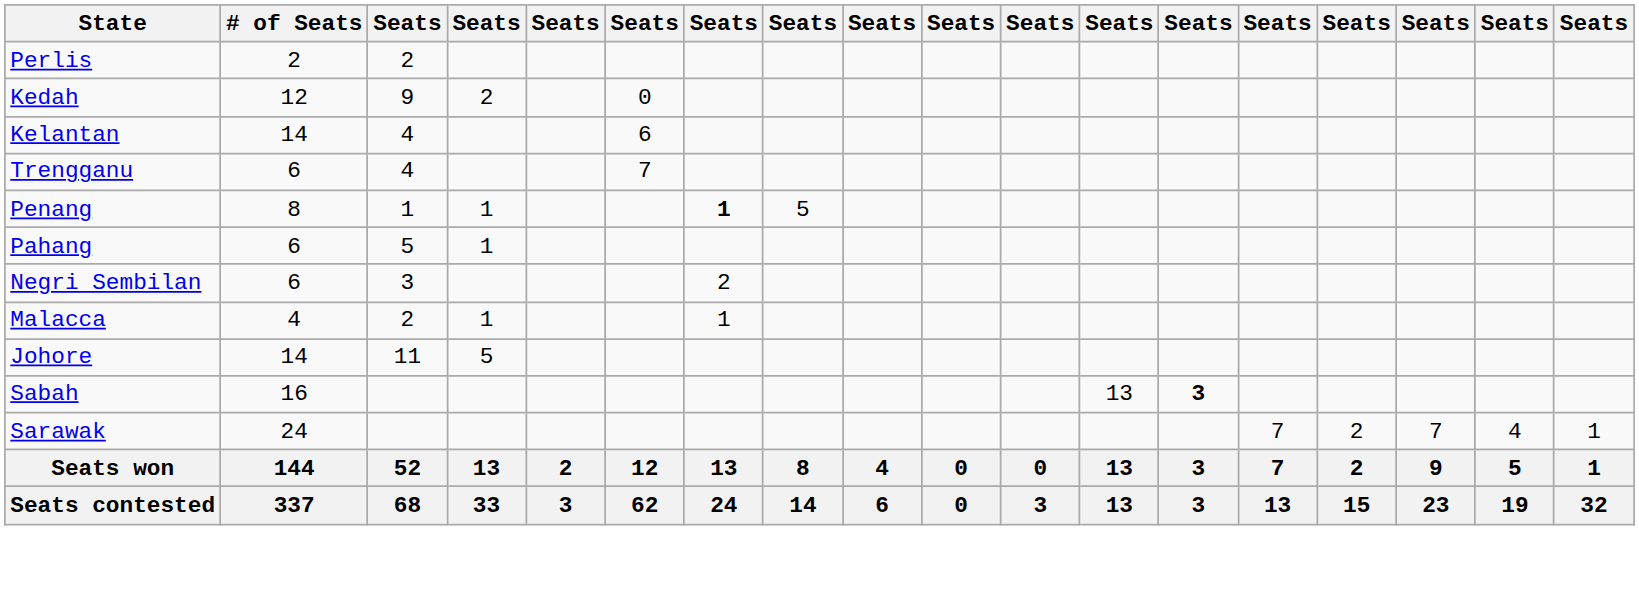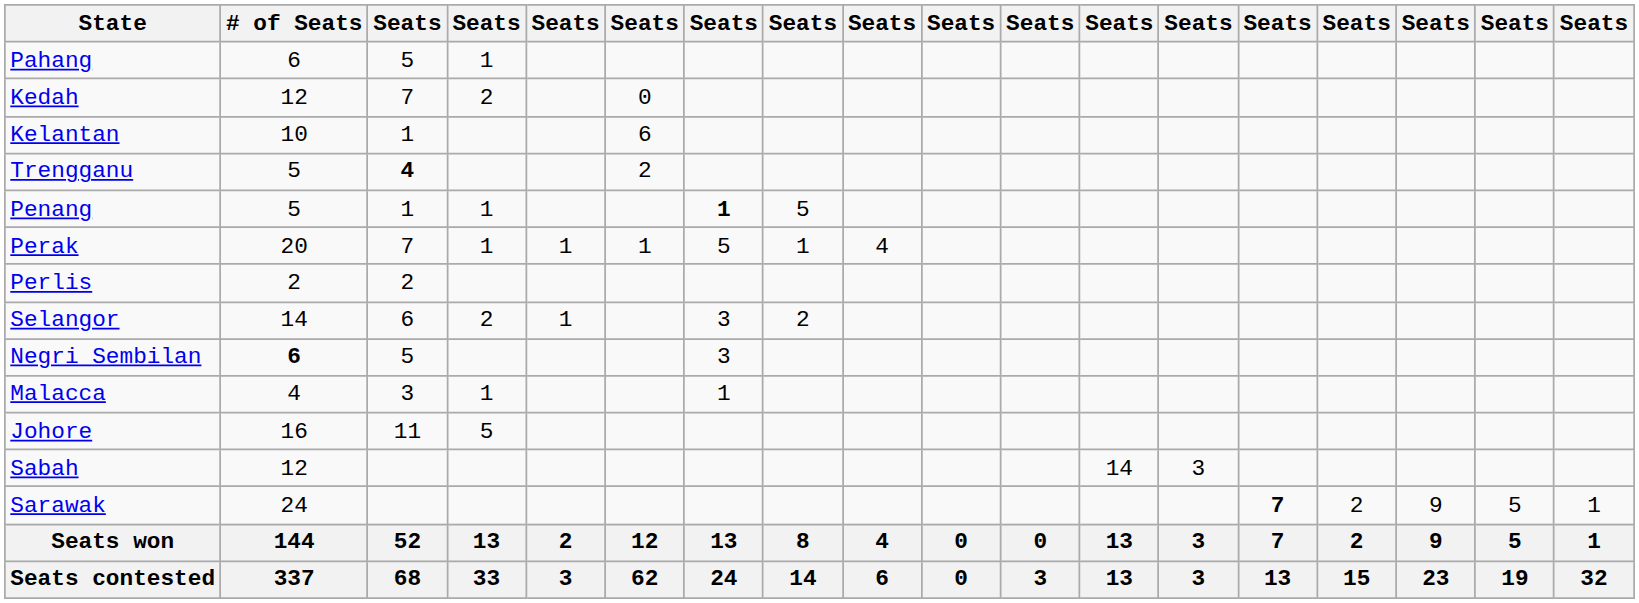rows swapped: (51, 60) <-> (51, 246)
(407, 98) 9 -> (407, 98) 7
(294, 135) 14 -> (294, 135) 10
(407, 135) 4 -> (407, 135) 1
(294, 172) 6 -> (294, 172) 5
(407, 172) normal -> (407, 172) bold
(645, 172) 7 -> (645, 172) 2
(294, 209) 8 -> (294, 209) 5
+ row: (44, 246)
+ row: (65, 320)
(294, 283) normal -> (294, 357) bold
(407, 283) 3 -> (407, 357) 5
(724, 283) 2 -> (724, 357) 3
(407, 320) 2 -> (407, 394) 3
(294, 357) 14 -> (294, 431) 16
(294, 394) 16 -> (294, 468) 12
(1119, 394) 13 -> (1119, 468) 14
(1198, 394) bold -> (1198, 468) normal
(1278, 431) normal -> (1278, 505) bold
(1436, 431) 7 -> (1436, 505) 9
(1515, 431) 4 -> (1515, 505) 5
